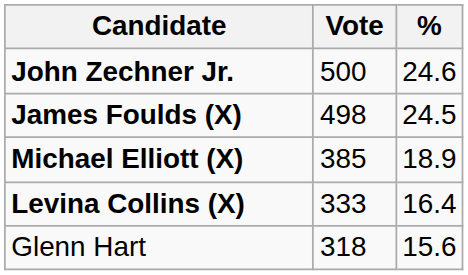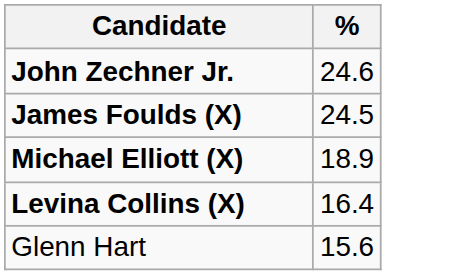- column: (355, 26)
